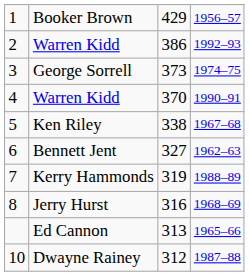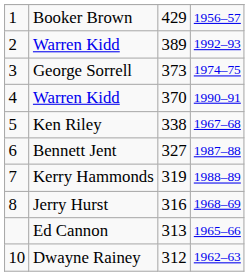(174, 44) 386 -> (174, 44) 389
(217, 151) 1962–63 -> (217, 151) 1987–88
(217, 257) 1987–88 -> (217, 257) 1962–63
